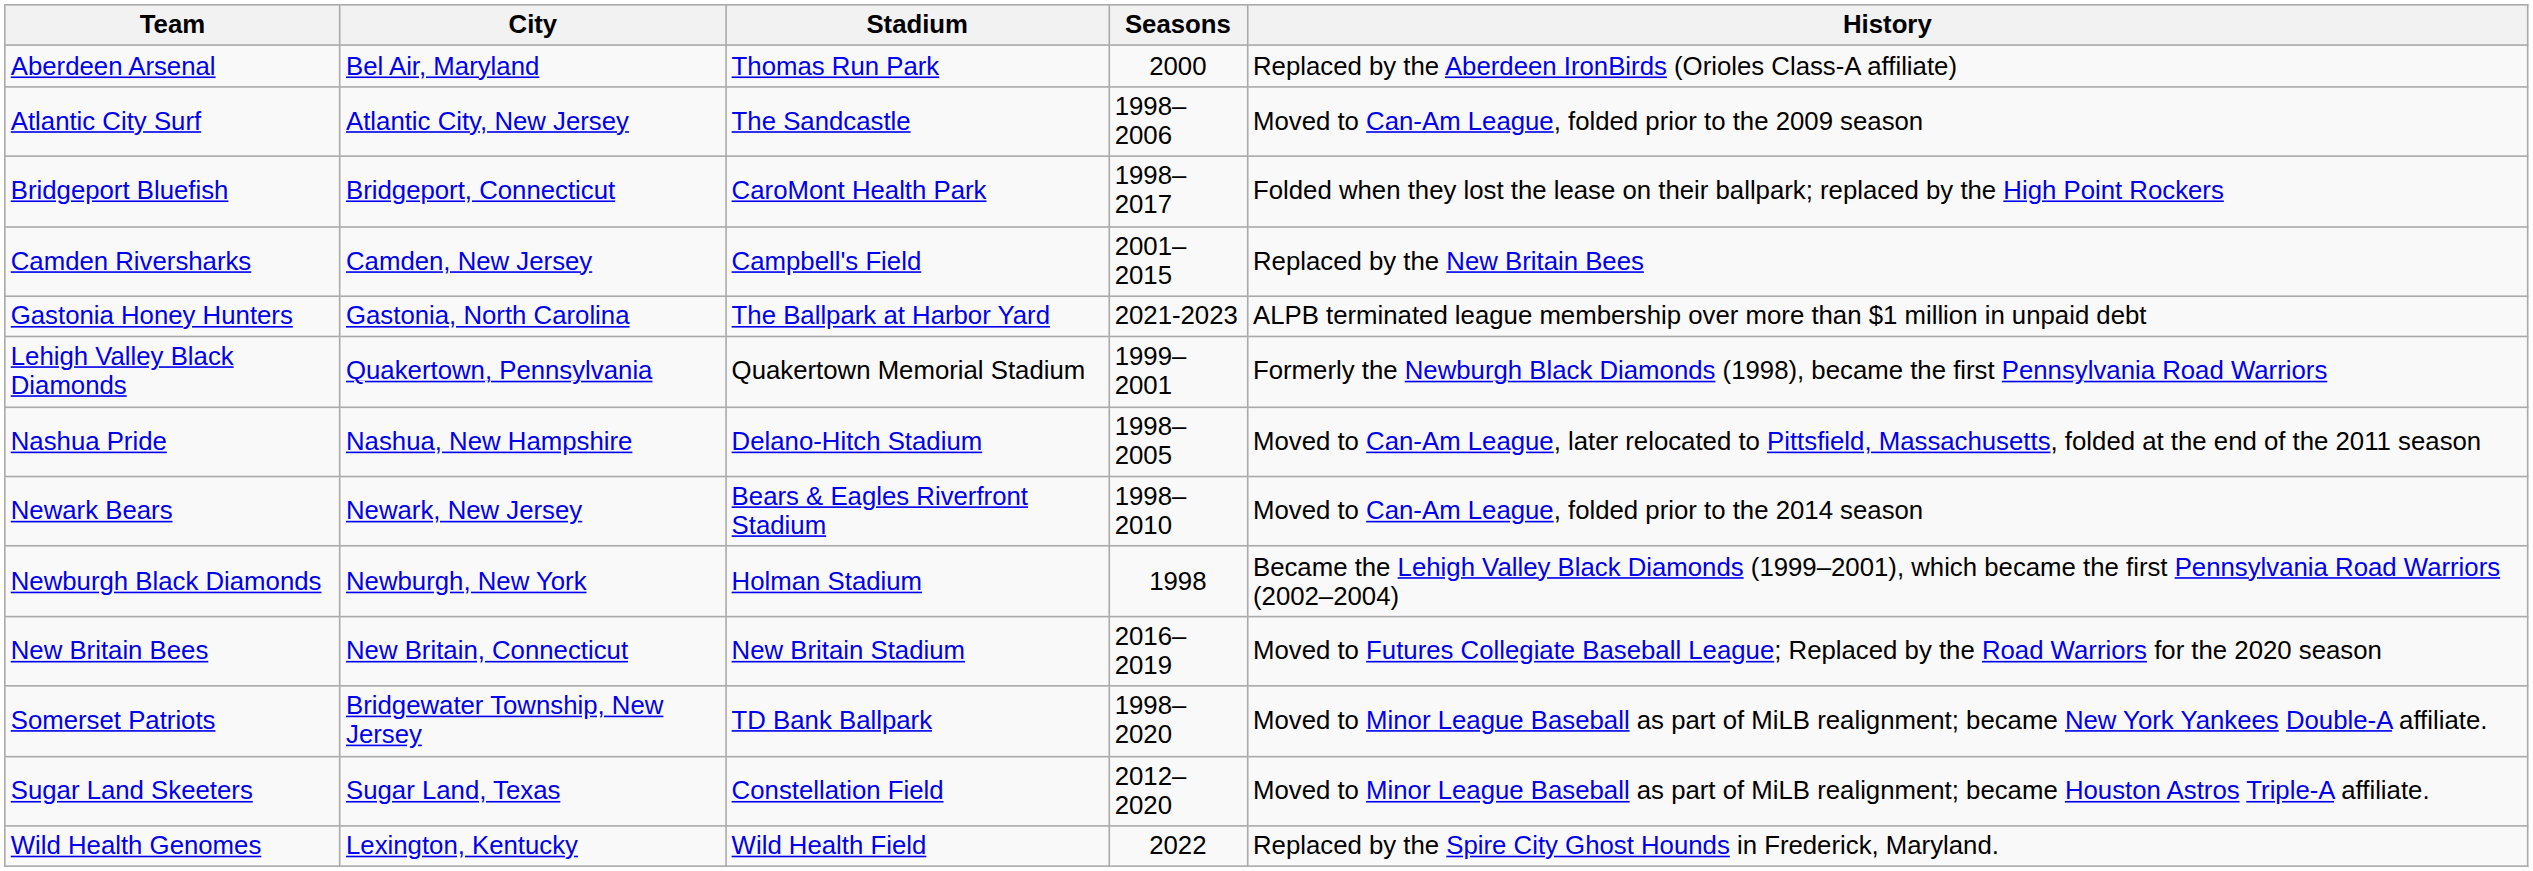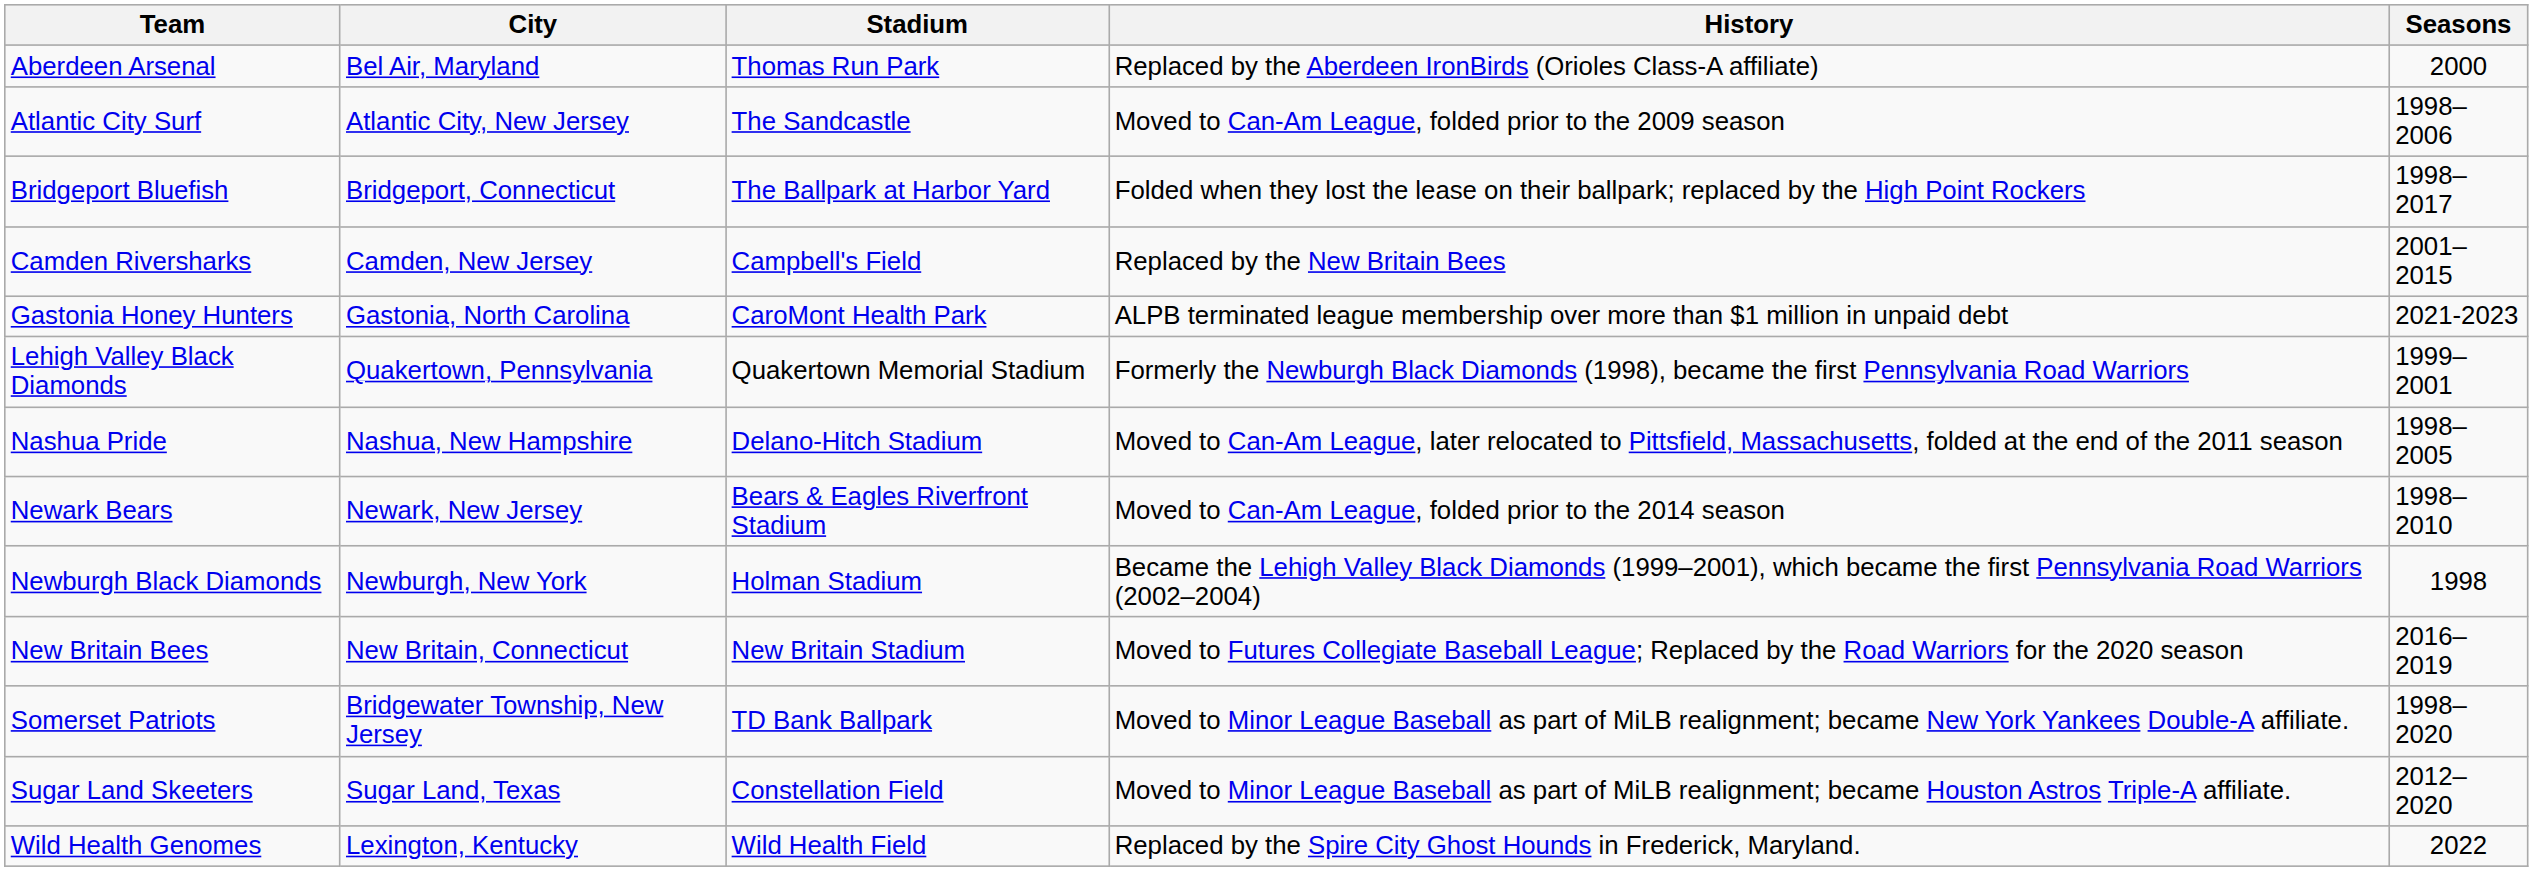columns swapped: (1178, 24) <-> (1887, 24)
(859, 190) CaroMont Health Park -> (891, 190) The Ballpark at Harbor Yard
(891, 316) The Ballpark at Harbor Yard -> (859, 316) CaroMont Health Park
